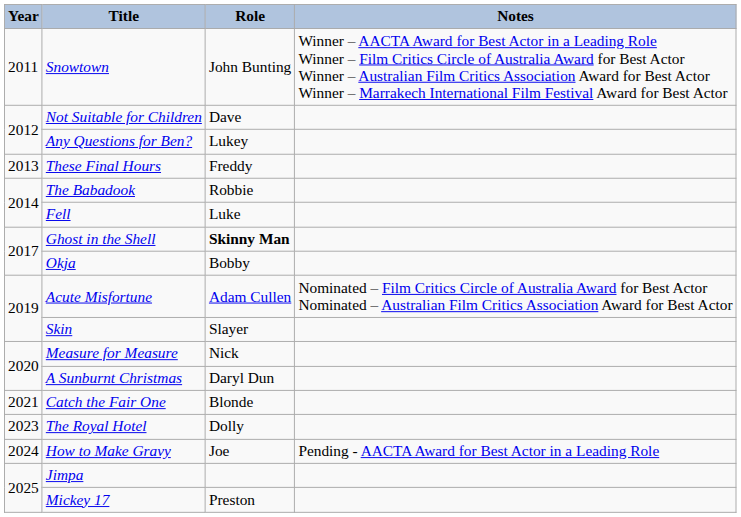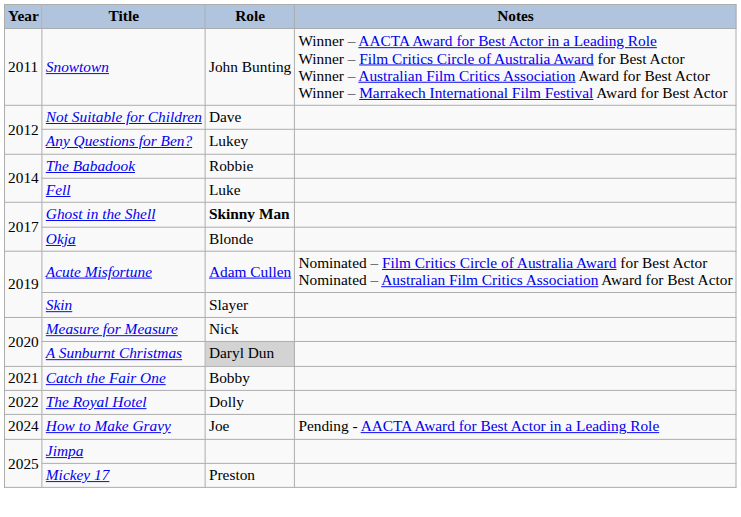- row: (103, 165)
(229, 263) Bobby -> (231, 239) Blonde
(242, 378) no background -> (242, 353) lightgrey background
(231, 402) Blonde -> (229, 378) Bobby
(23, 426) 2023 -> (23, 402) 2022
